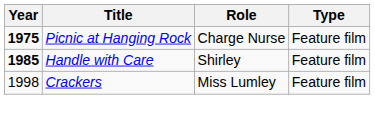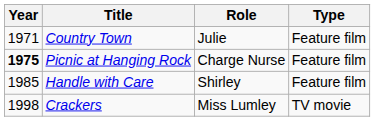+ row: (89, 37)
(23, 60) bold -> (23, 82) normal
(329, 82) Feature film -> (321, 104) TV movie
